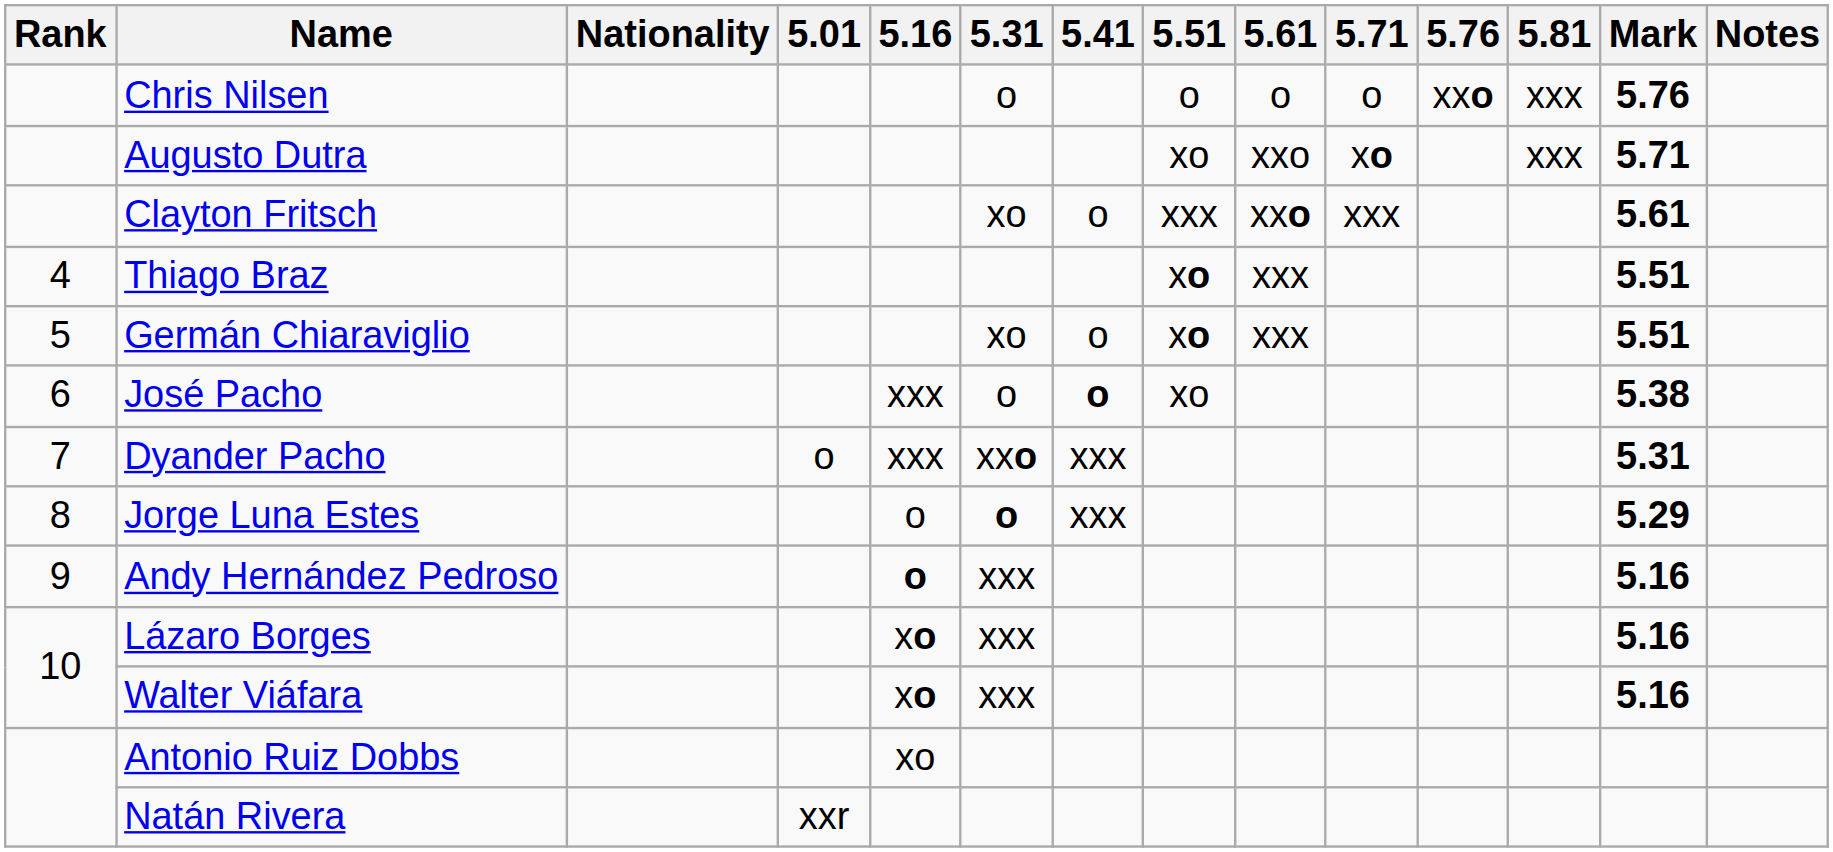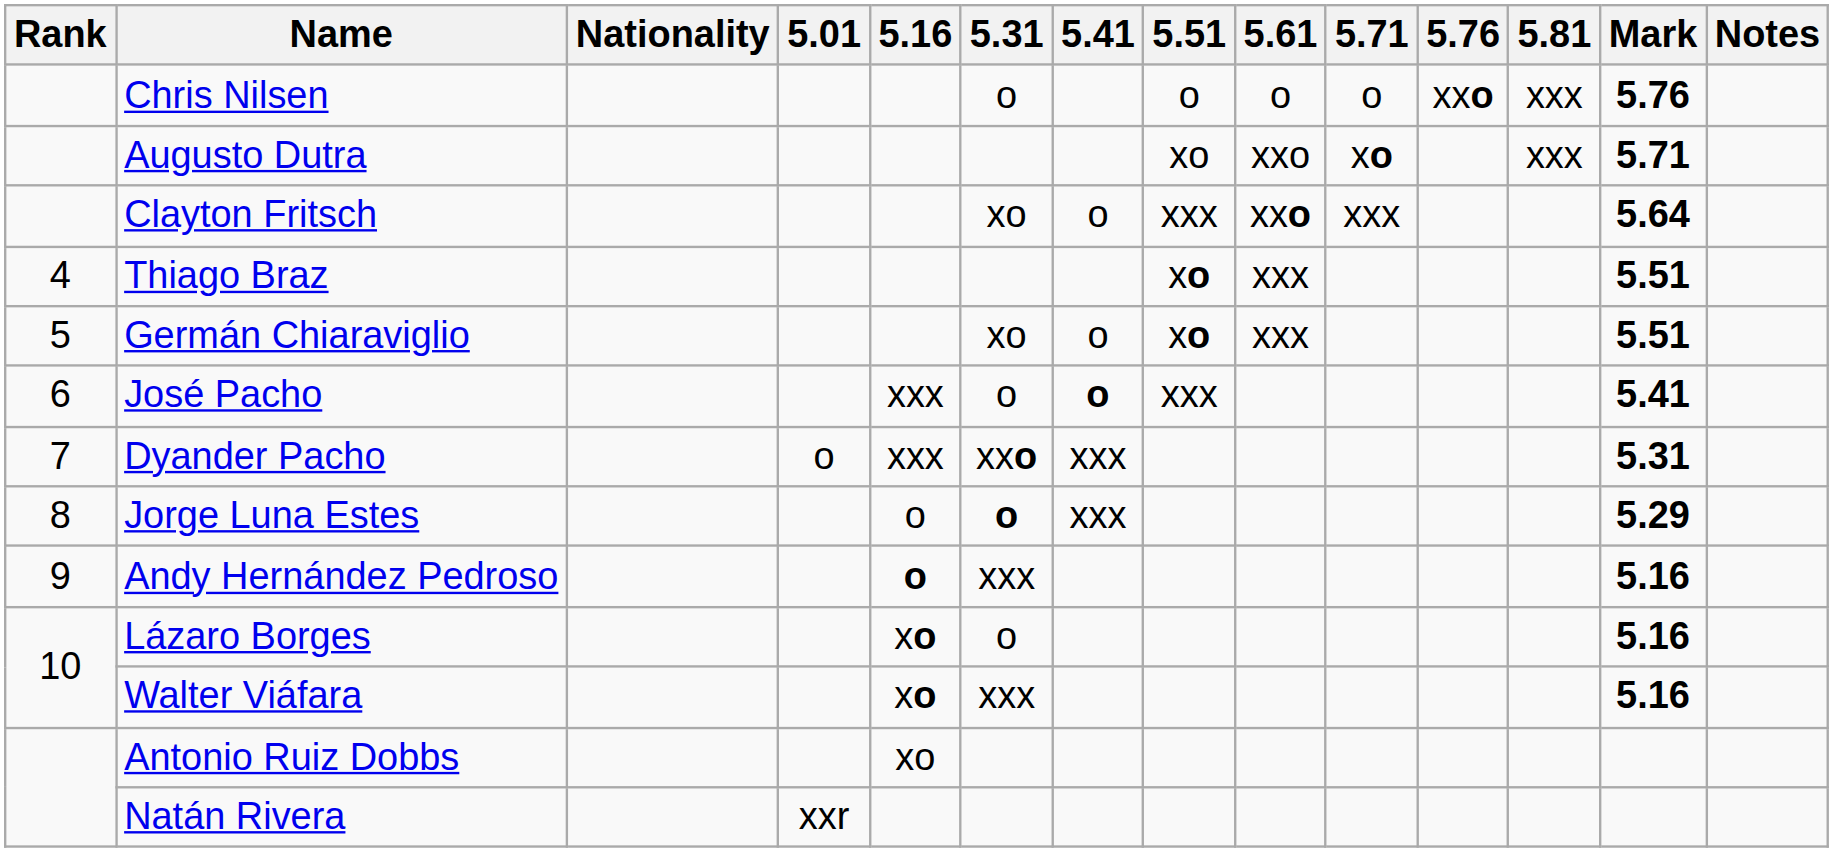(1653, 214) 5.61 -> (1653, 214) 5.64
(1189, 395) xo -> (1189, 395) xxx
(1653, 395) 5.38 -> (1653, 395) 5.41
(1007, 635) xxx -> (1007, 635) o
